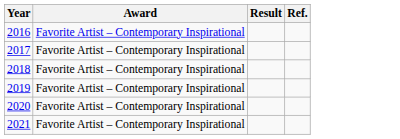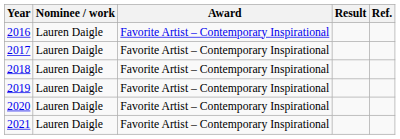+ column: (75, 13)
